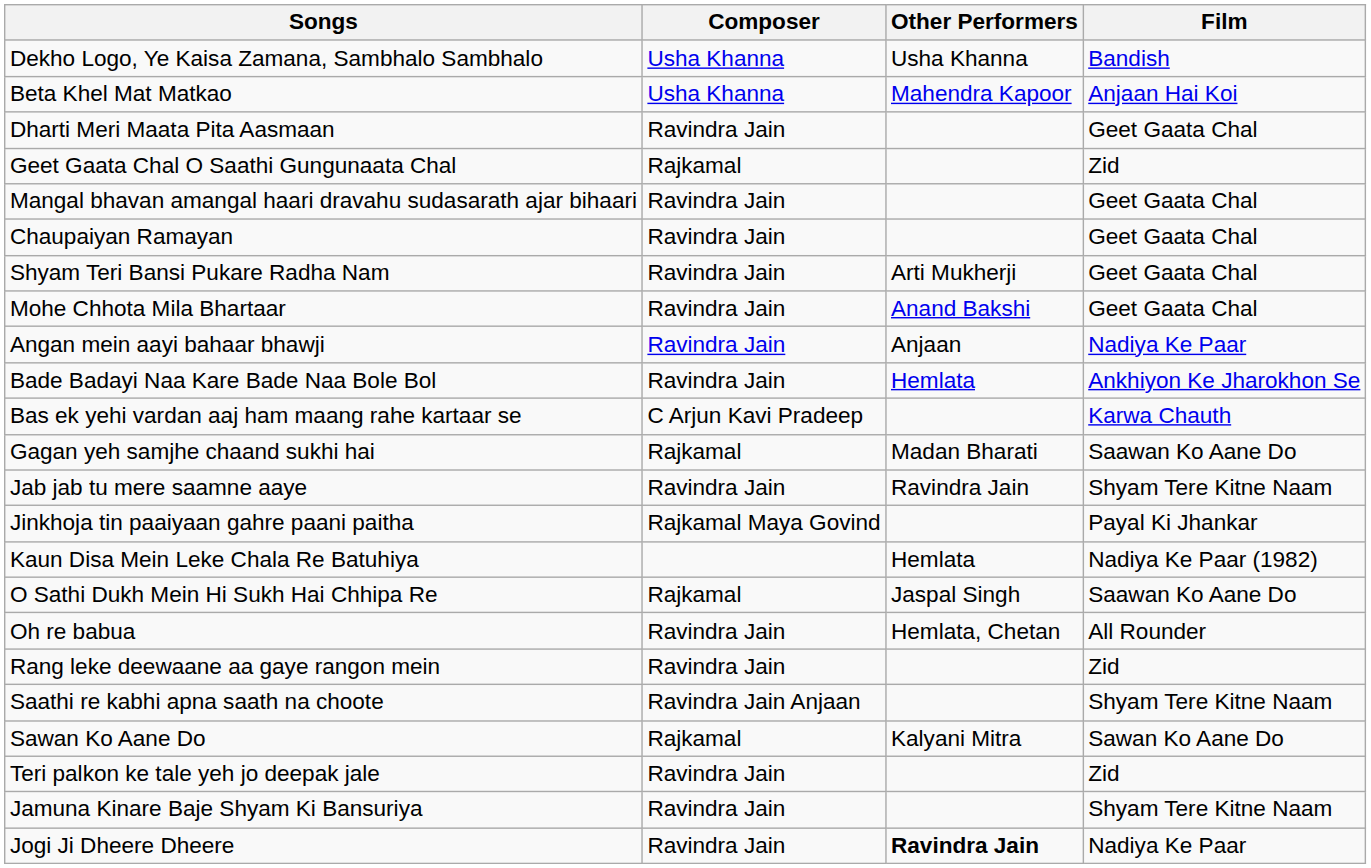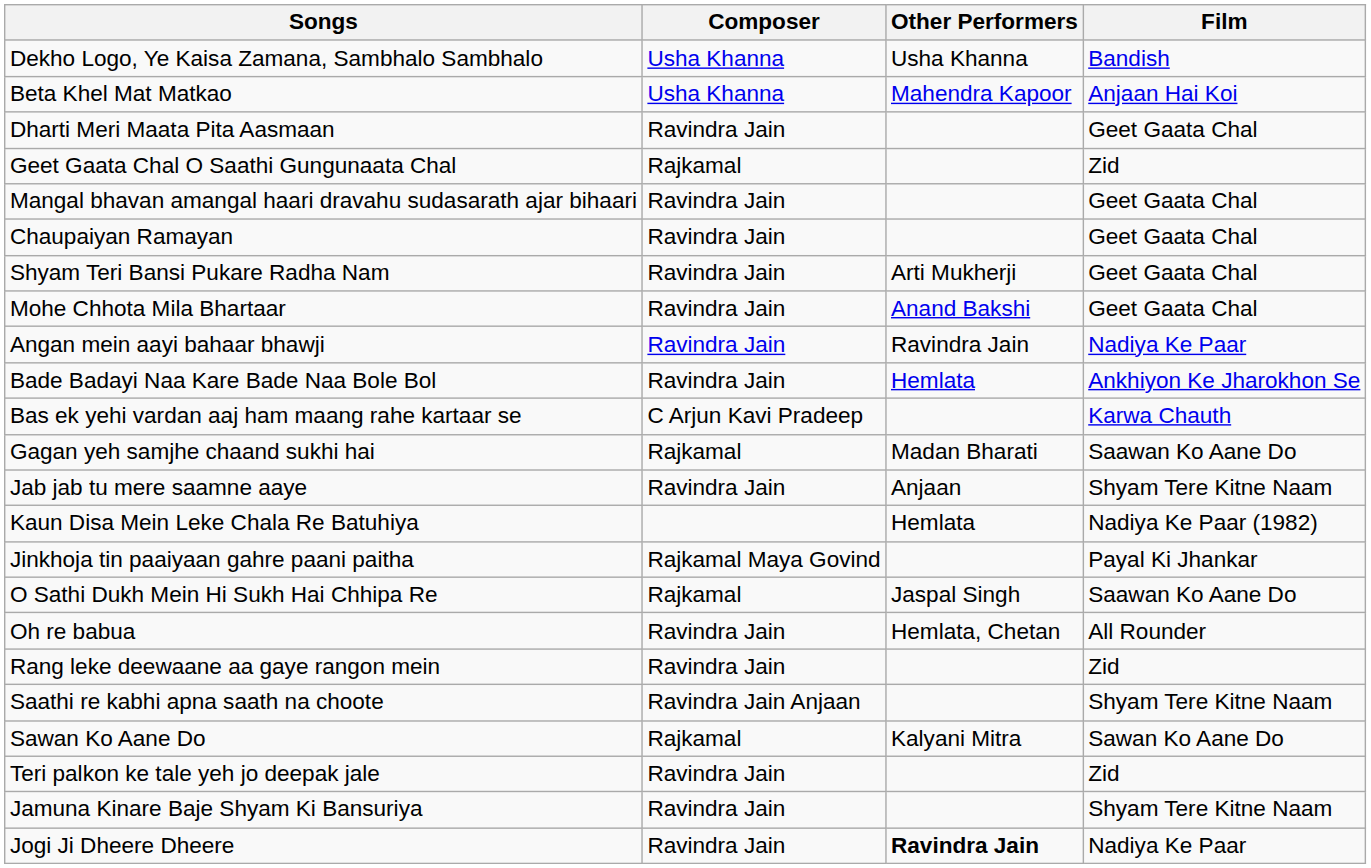(926, 344) Anjaan -> (960, 344) Ravindra Jain
(960, 487) Ravindra Jain -> (926, 487) Anjaan
rows swapped: (212, 523) <-> (214, 559)
